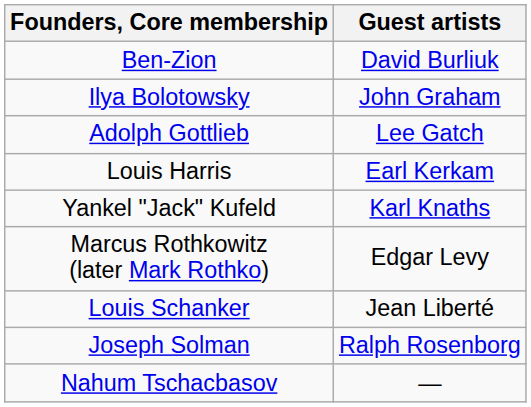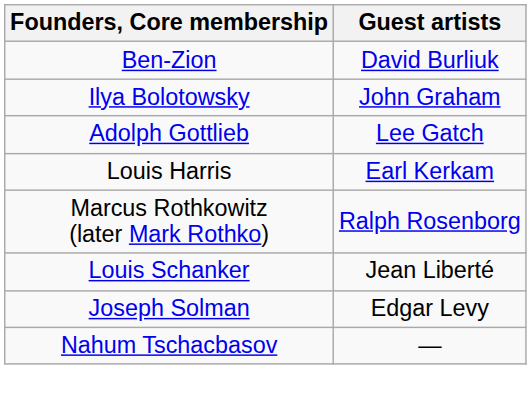- row: (169, 208)
(430, 258) Edgar Levy -> (430, 221) Ralph Rosenborg
(430, 345) Ralph Rosenborg -> (430, 308) Edgar Levy
